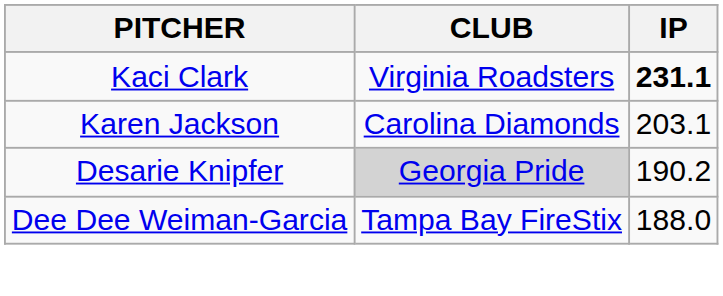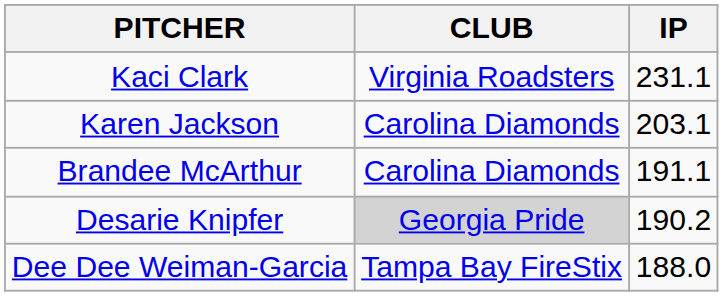(674, 76) bold -> (674, 76) normal
+ row: (180, 171)
